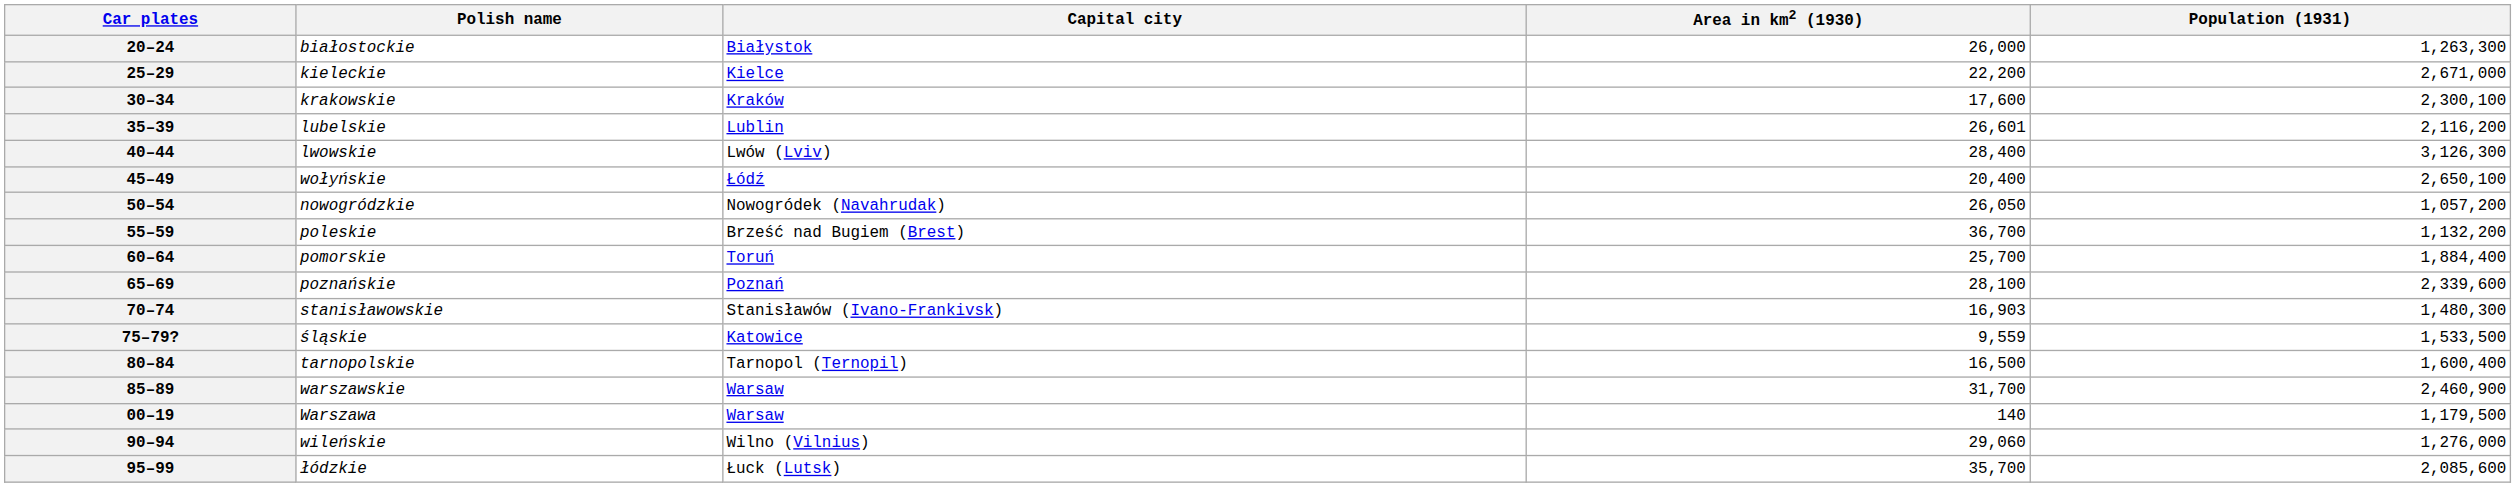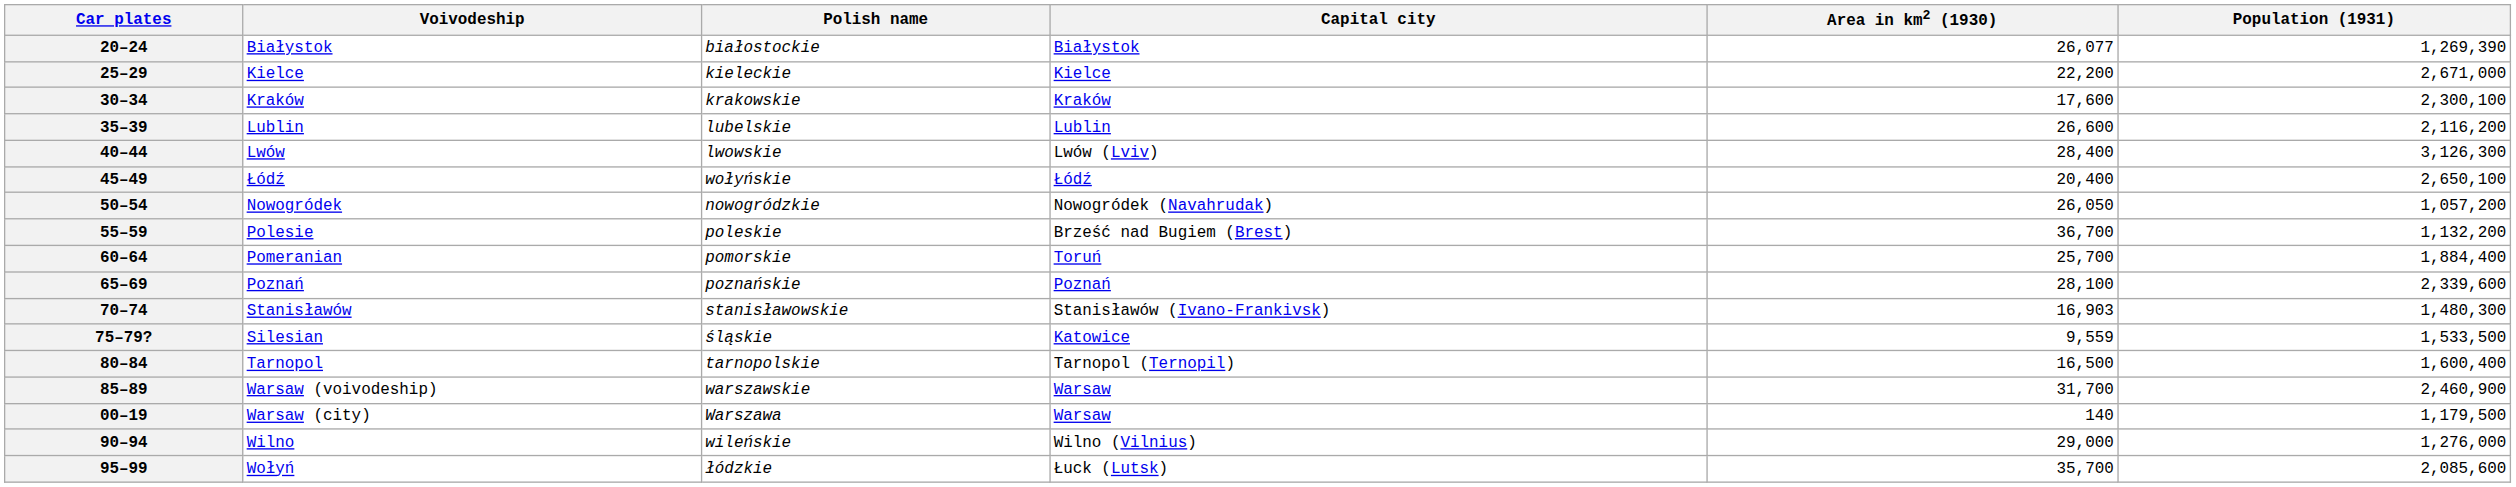+ column: (472, 20)
(1997, 48) 26,000 -> (2085, 48) 26,077
(2463, 48) 1,263,300 -> (2463, 48) 1,269,390
(1997, 127) 26,601 -> (2085, 127) 26,600
(1997, 443) 29,060 -> (2085, 443) 29,000
